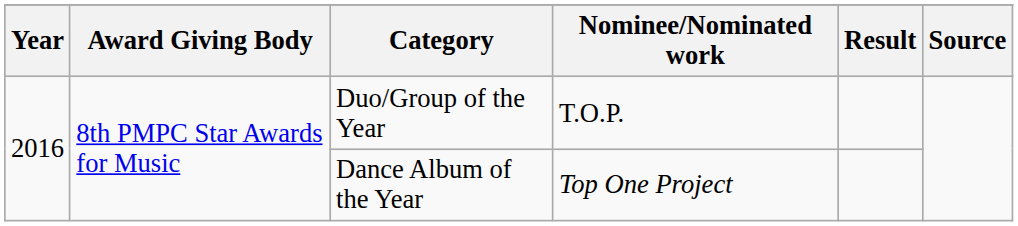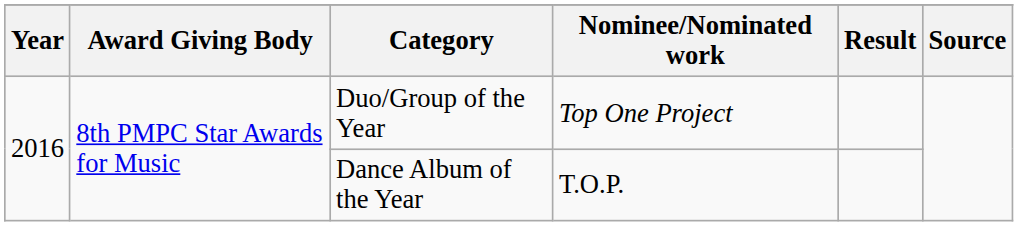(592, 112) T.O.P. -> (646, 112) Top One Project
(646, 184) Top One Project -> (592, 184) T.O.P.
